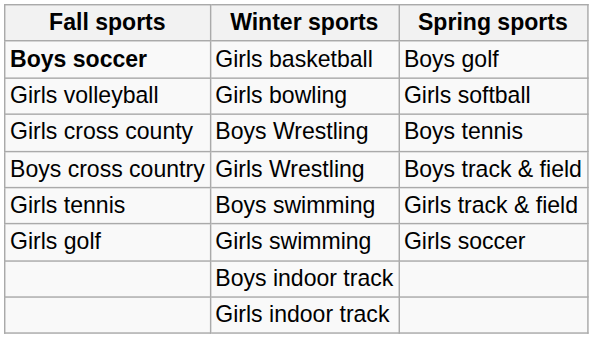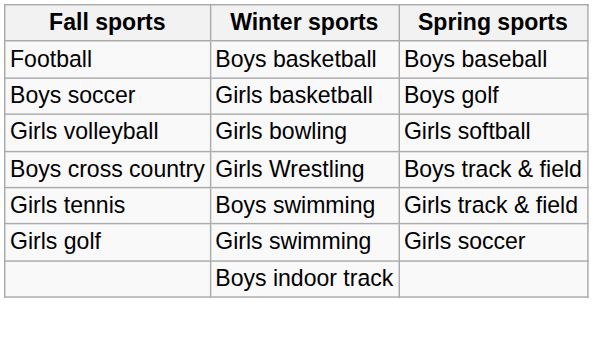+ row: (296, 59)
(79, 59) bold -> (73, 95) normal
- row: (292, 132)
- row: (302, 315)
